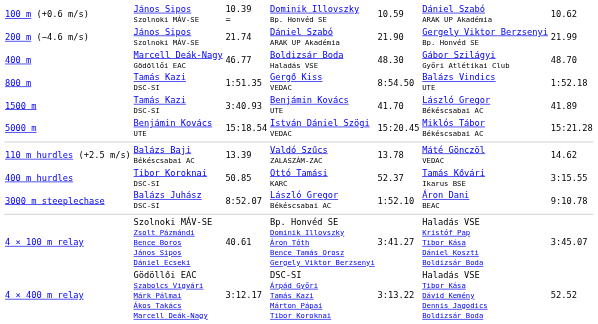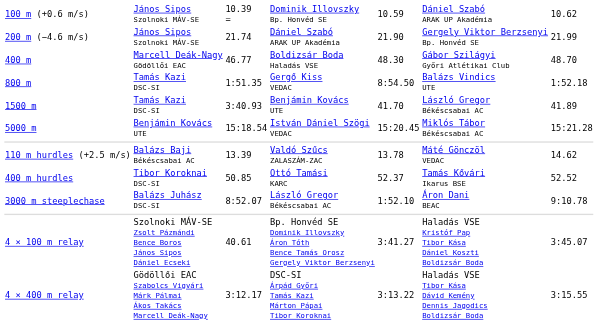(569, 178) 3:15.55 -> (564, 178) 52.52
(564, 295) 52.52 -> (569, 295) 3:15.55
